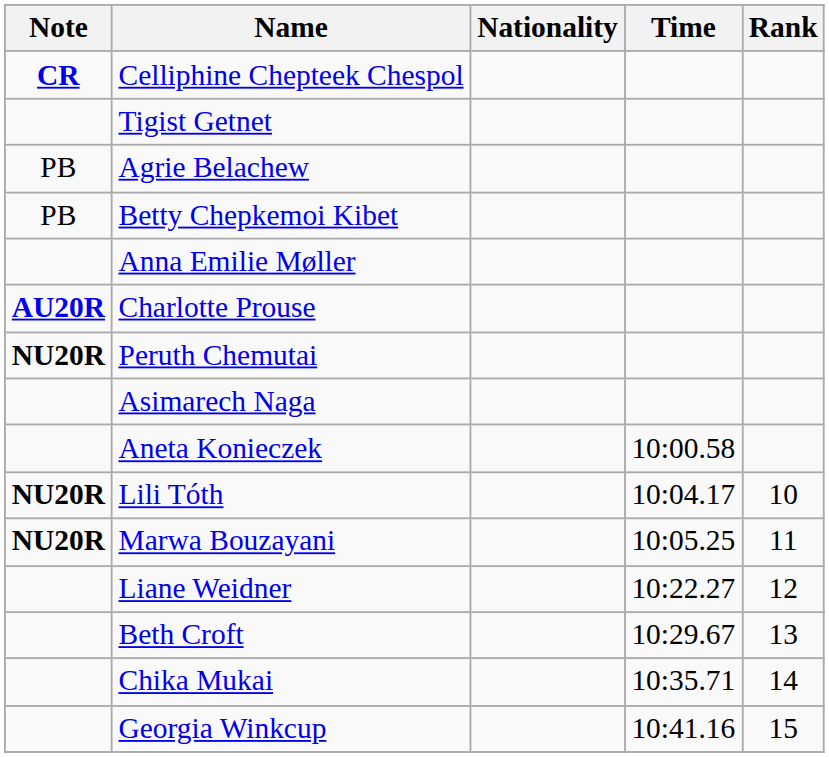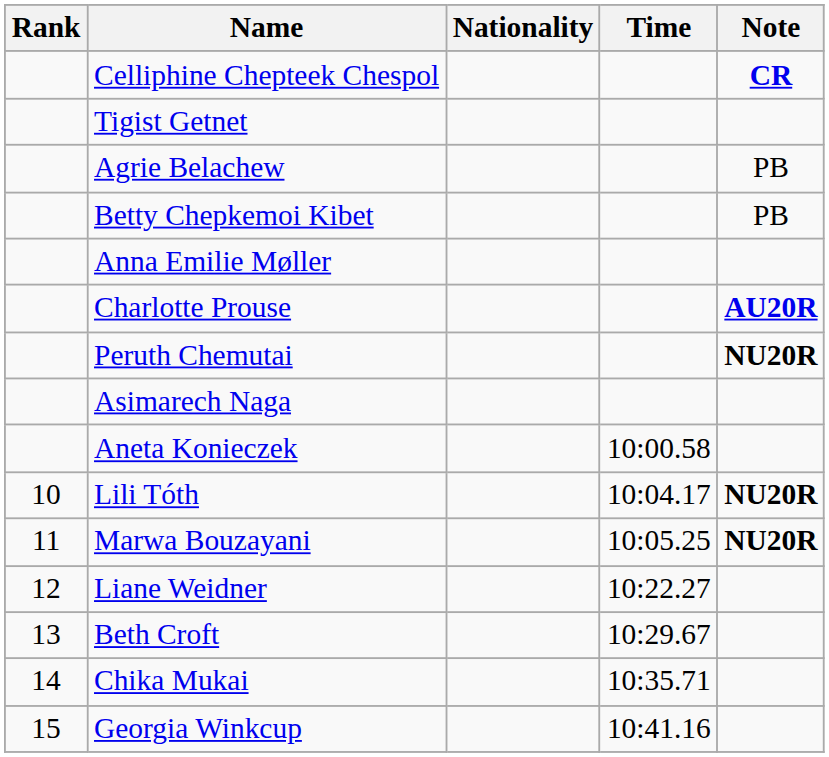columns swapped: (783, 27) <-> (58, 27)
